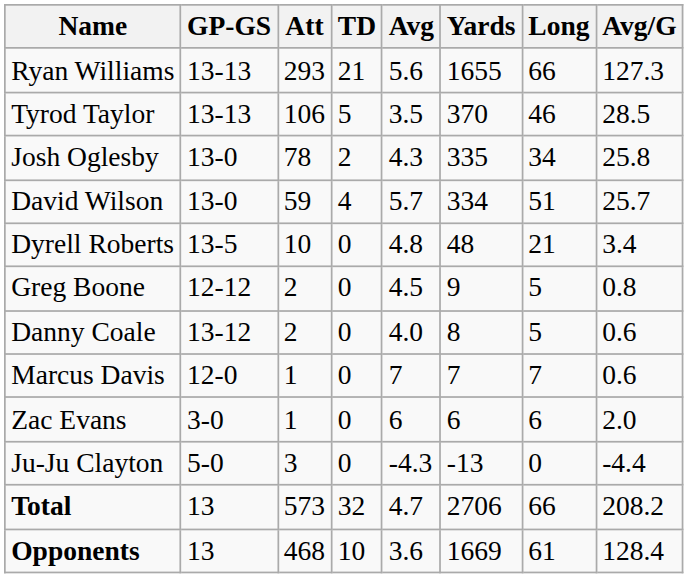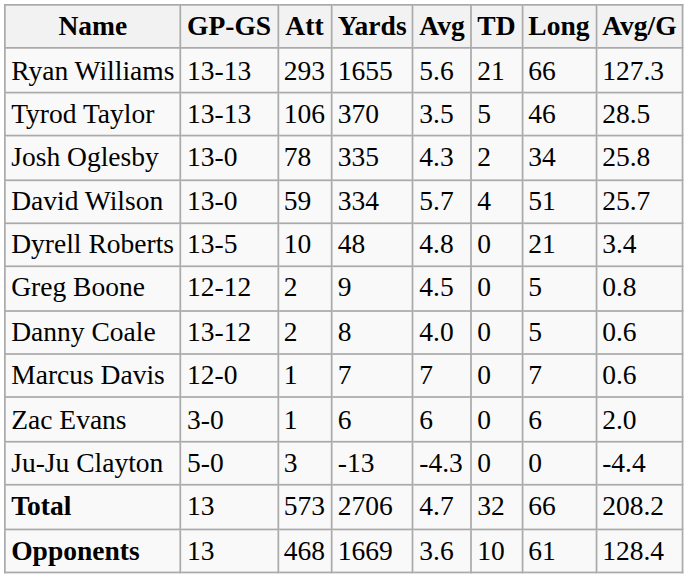columns swapped: (481, 26) <-> (357, 26)
